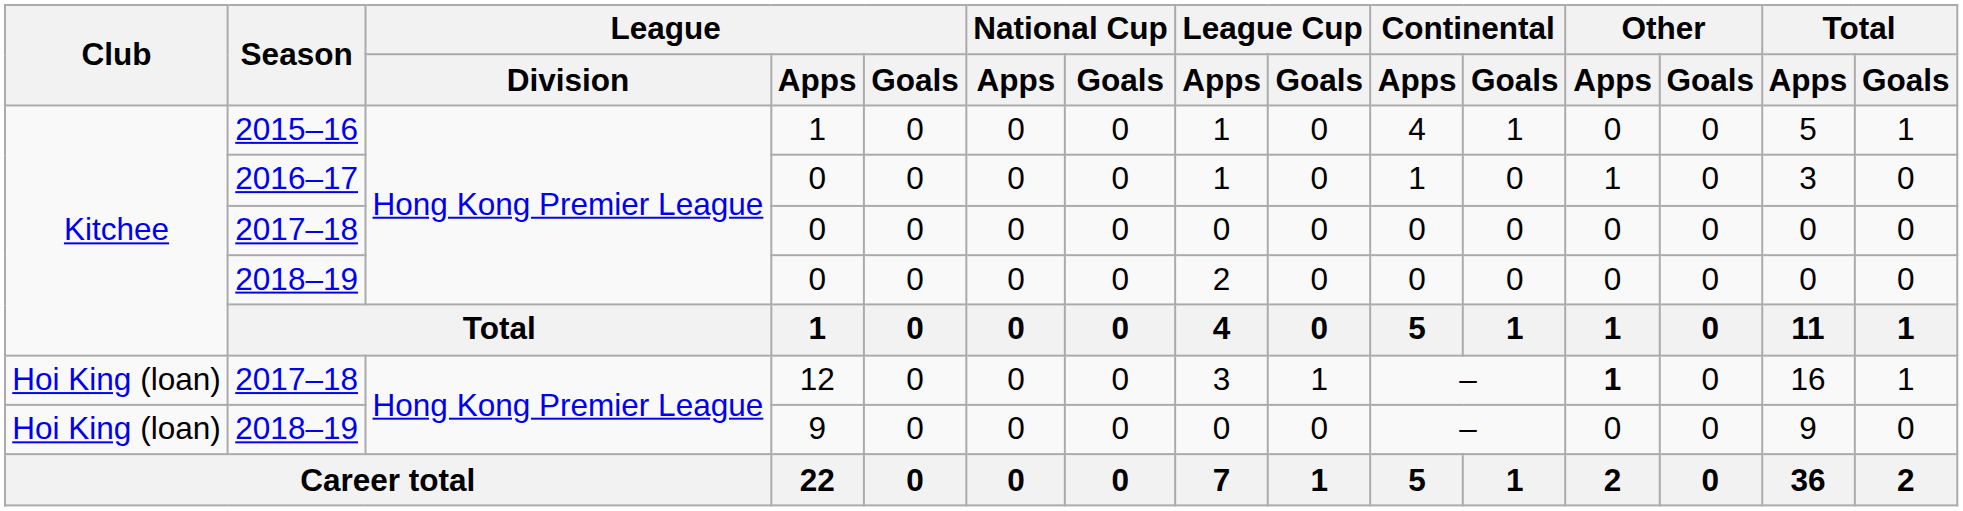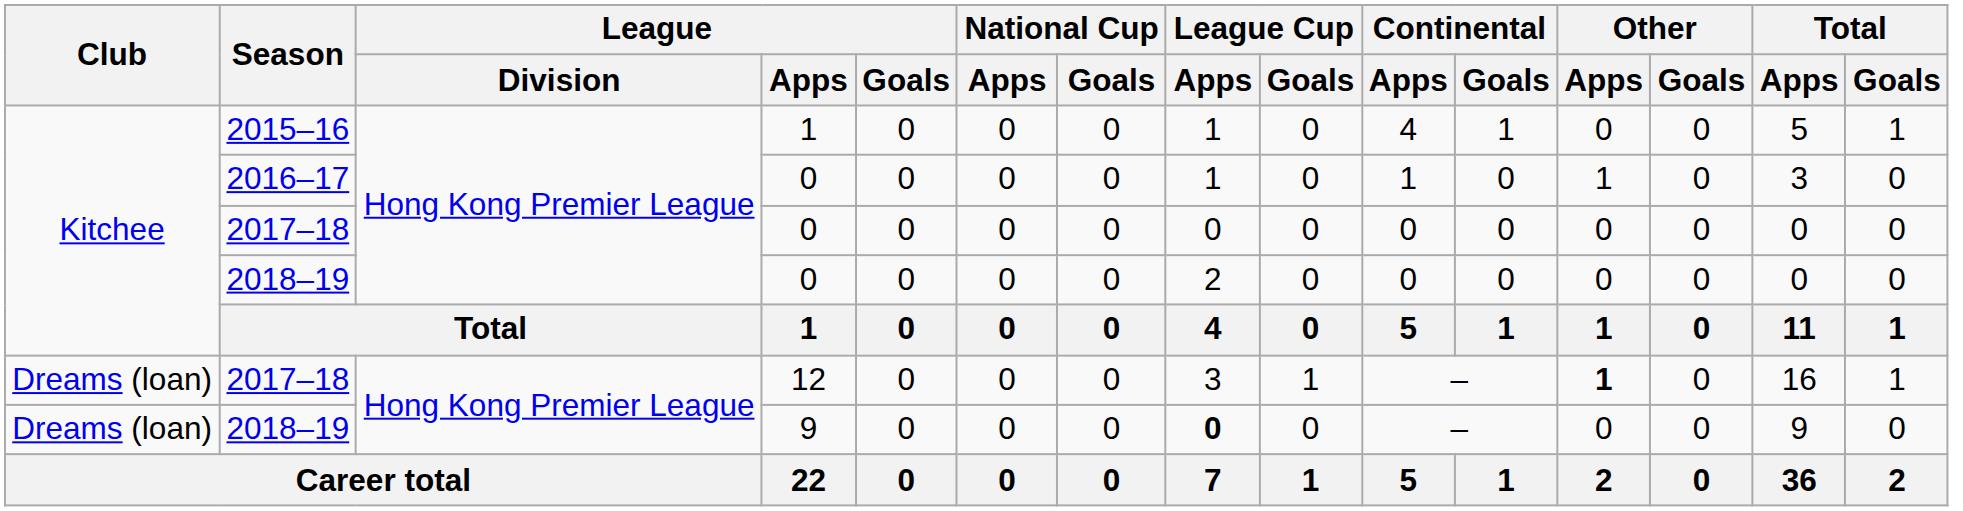(117, 379) Hoi King (loan) -> (112, 379) Dreams (loan)
(117, 429) Hoi King (loan) -> (112, 429) Dreams (loan)
(1222, 429) normal -> (1213, 429) bold
